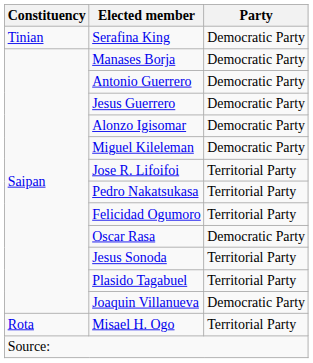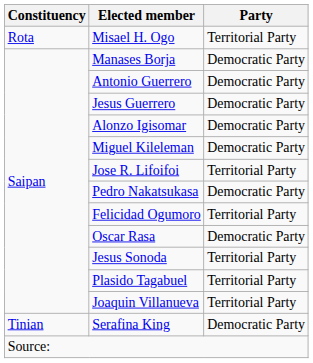rows swapped: (133, 324) <-> (131, 37)
(252, 192) Territorial Party -> (256, 192) Democratic Party
(256, 302) Democratic Party -> (252, 302) Territorial Party
